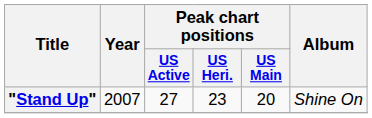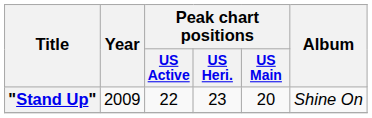(122, 99) 2007 -> (122, 99) 2009
(169, 99) 27 -> (169, 99) 22
